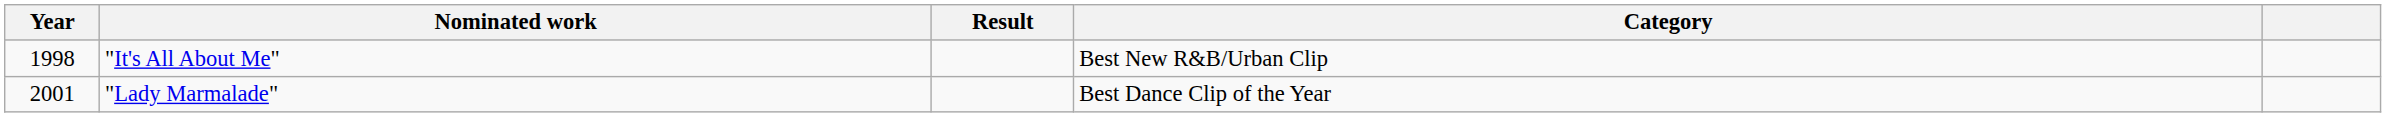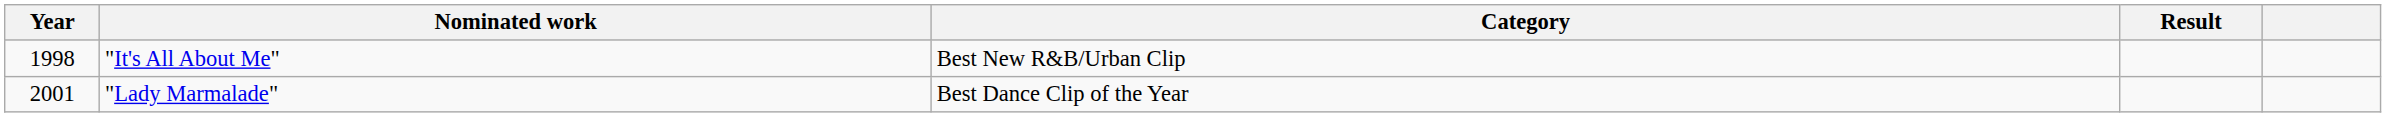columns swapped: (1668, 22) <-> (1003, 22)
